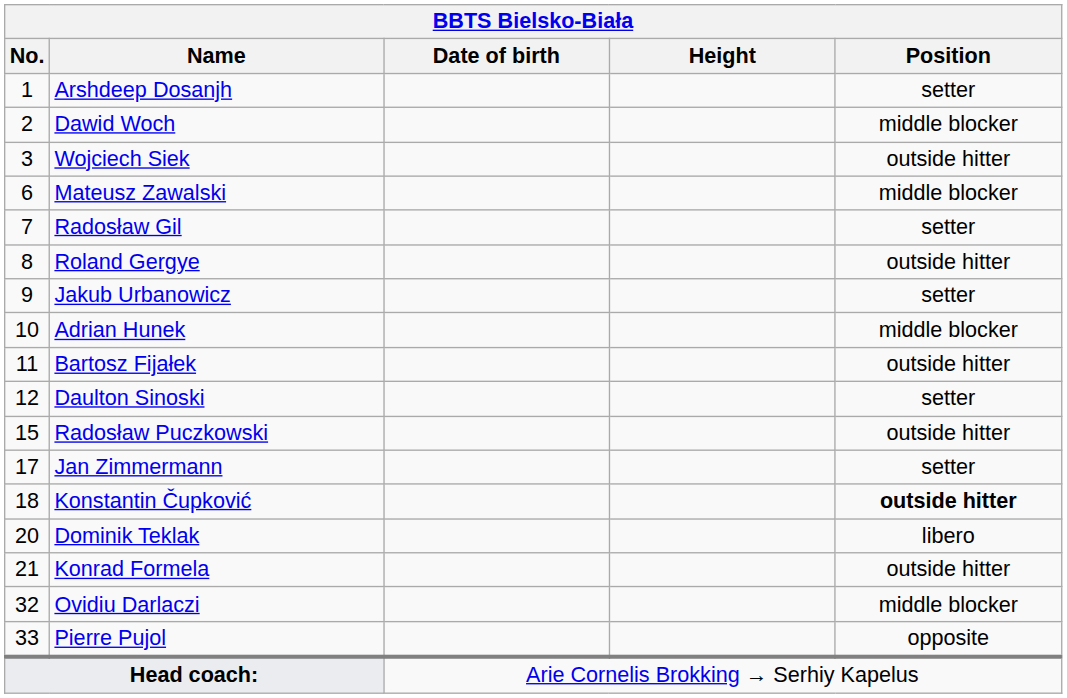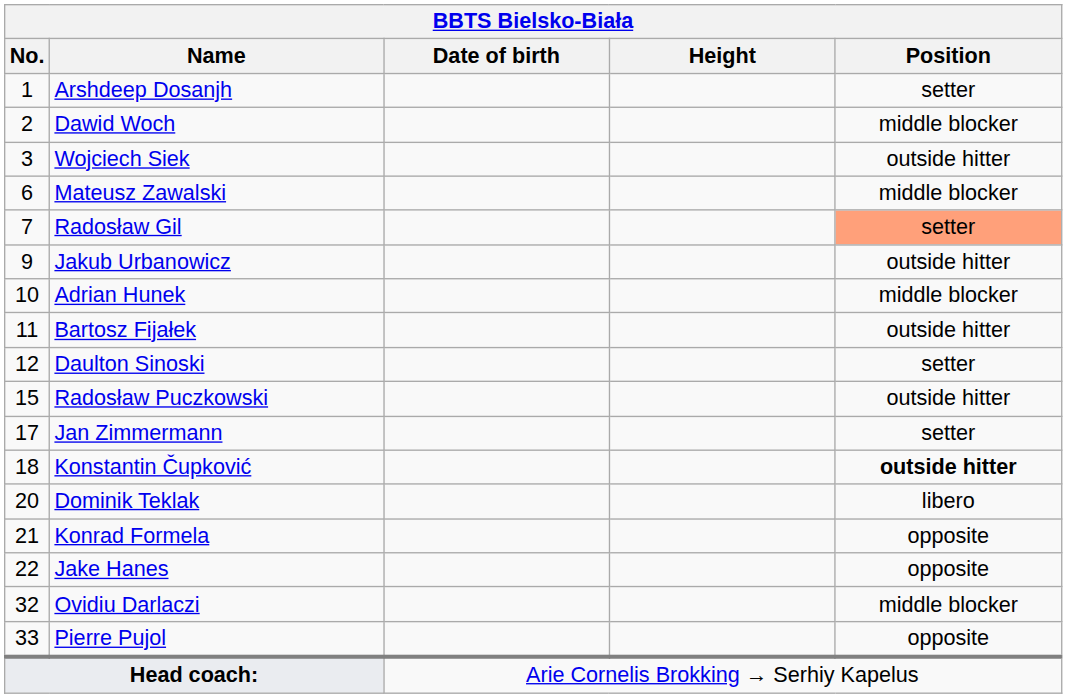(948, 227) no background -> (948, 227) lightsalmon background
- row: (127, 261)
(948, 295) setter -> (948, 261) outside hitter
(948, 569) outside hitter -> (948, 535) opposite
+ row: (111, 569)
